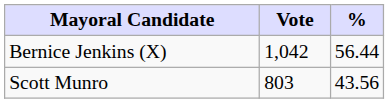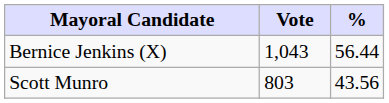(286, 51) 1,042 -> (286, 51) 1,043
